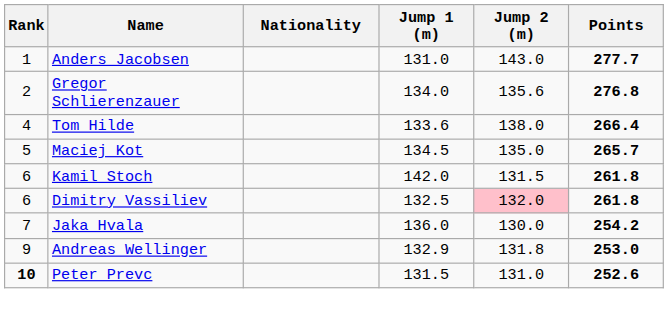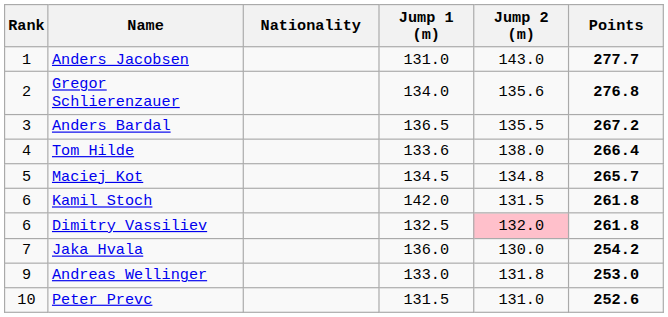+ row: (111, 126)
(521, 151) 135.0 -> (521, 176) 134.8
(426, 250) 132.9 -> (426, 275) 133.0
(26, 275) bold -> (26, 300) normal
